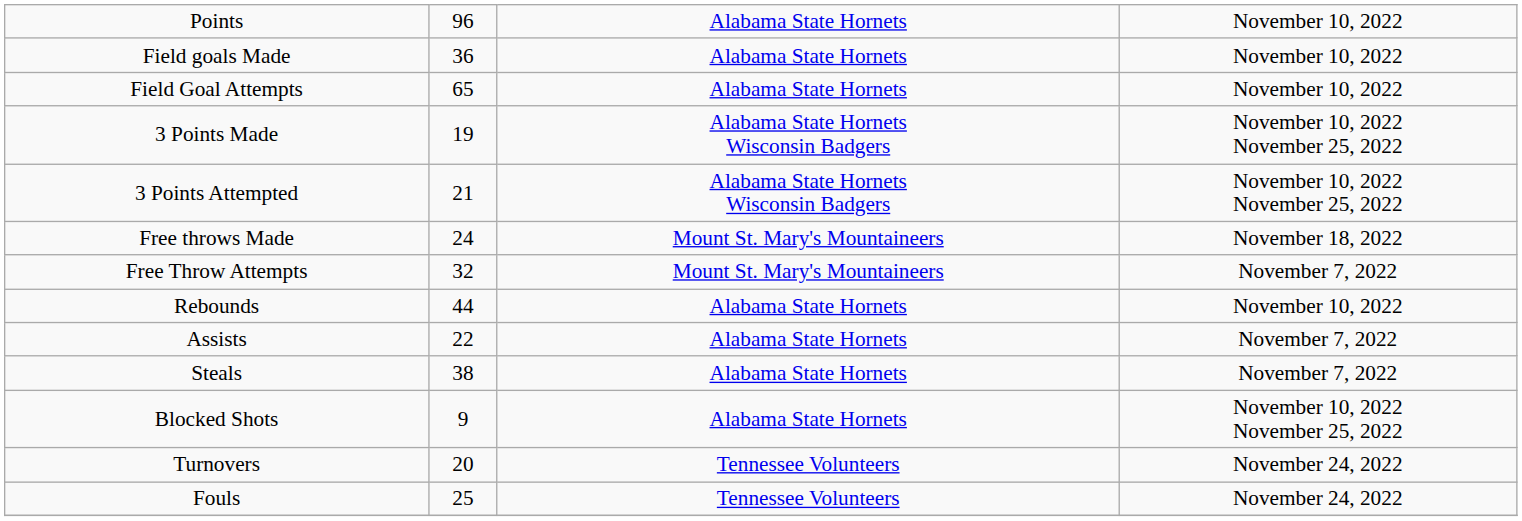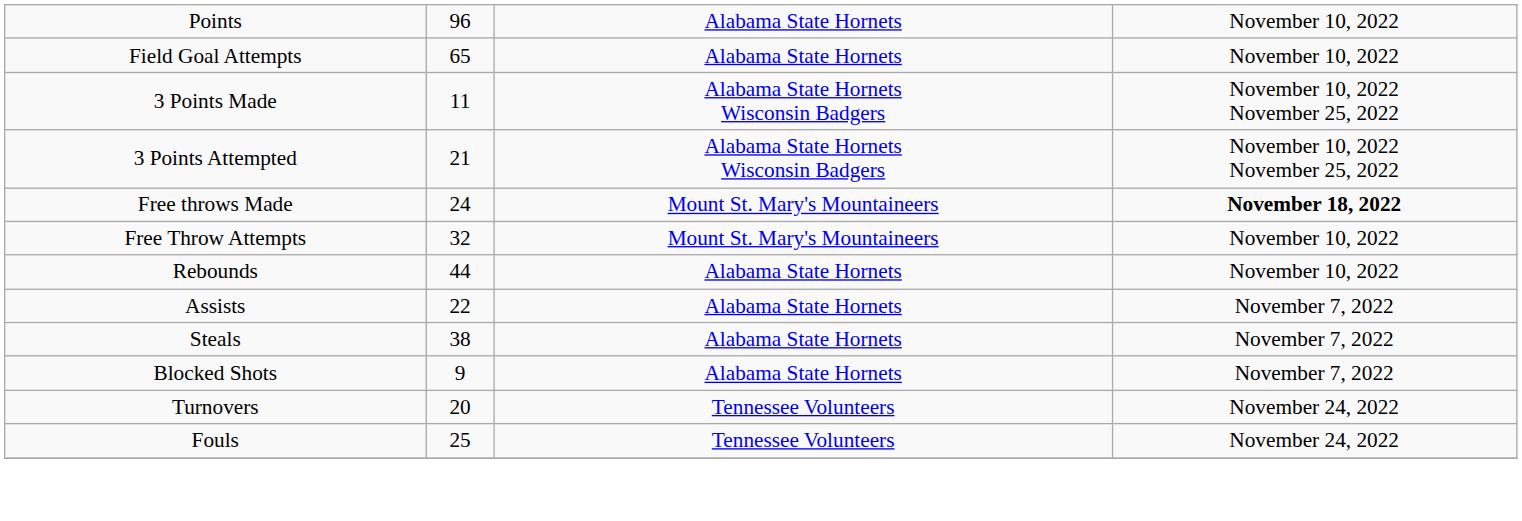- row: (217, 55)
(463, 134) 19 -> (460, 100) 11
(1318, 237) normal -> (1314, 204) bold
(1318, 271) November 7, 2022 -> (1314, 237) November 10, 2022
(1318, 418) November 10, 2022 November 25, 2022 -> (1314, 372) November 7, 2022
